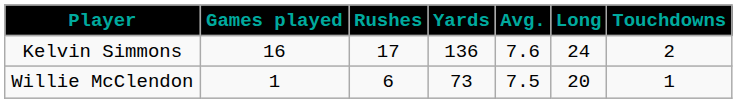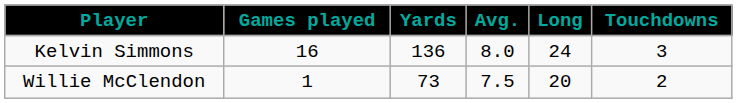- column: (388, 20)
(523, 51) 7.6 -> (497, 51) 8.0
(669, 51) 2 -> (662, 51) 3
(669, 82) 1 -> (662, 82) 2
